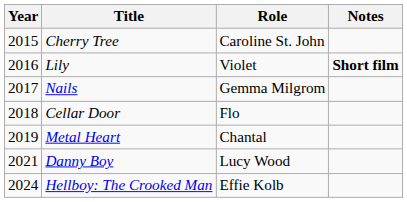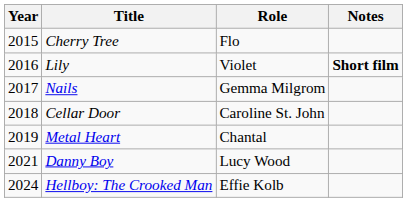(272, 40) Caroline St. John -> (230, 40) Flo
(230, 112) Flo -> (272, 112) Caroline St. John
